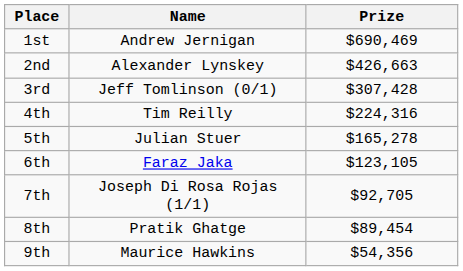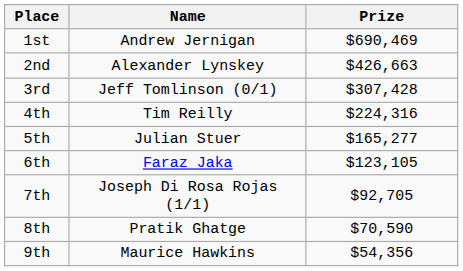(382, 139) $165,278 -> (382, 139) $165,277
(382, 229) $89,454 -> (382, 229) $70,590
